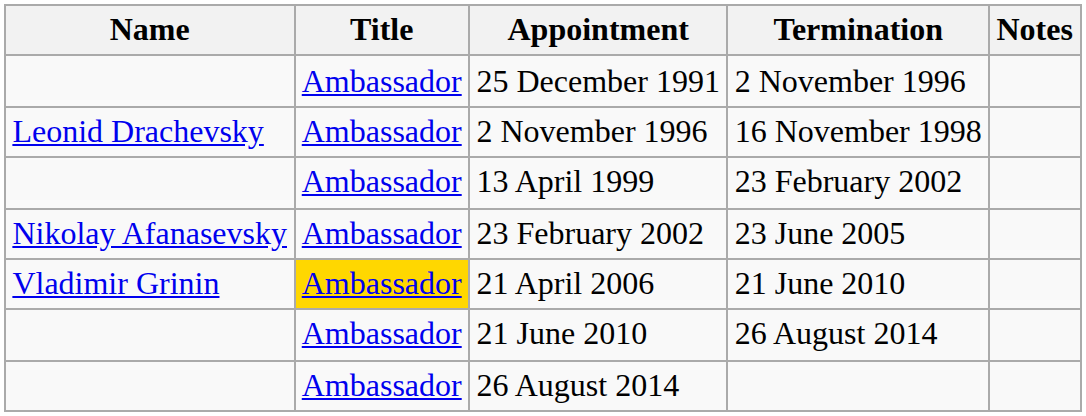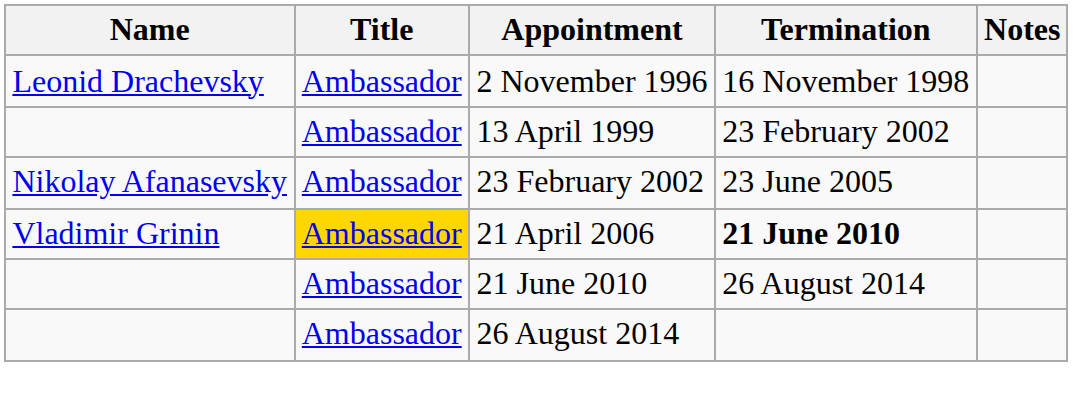- row: (598, 80)
(820, 283) normal -> (811, 232) bold
